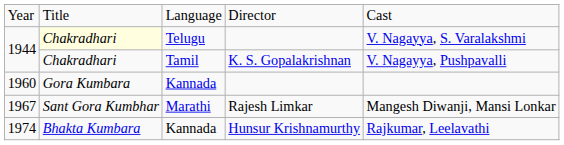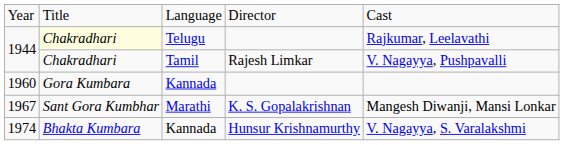(446, 38) V. Nagayya, S. Varalakshmi -> (428, 38) Rajkumar, Leelavathi
(290, 60) K. S. Gopalakrishnan -> (270, 60) Rajesh Limkar
(270, 106) Rajesh Limkar -> (290, 106) K. S. Gopalakrishnan
(428, 128) Rajkumar, Leelavathi -> (446, 128) V. Nagayya, S. Varalakshmi
